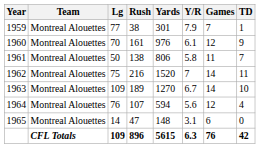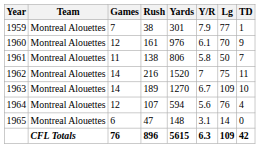columns swapped: (220, 12) <-> (117, 12)
